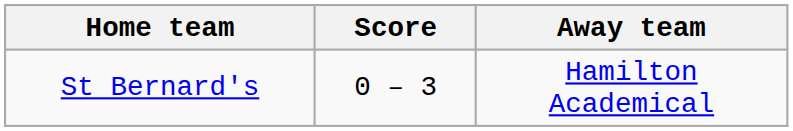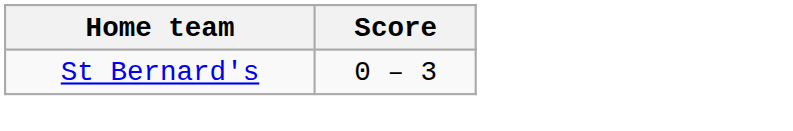- column: (631, 28)
